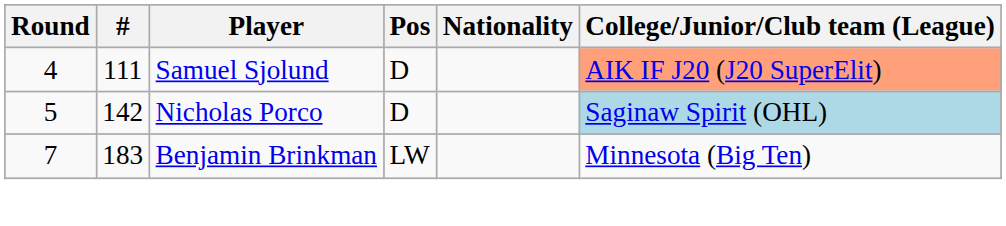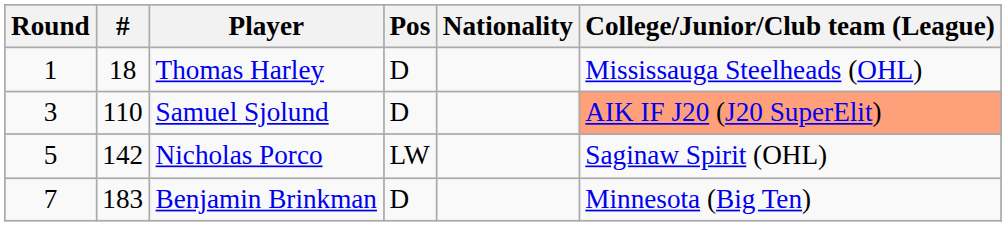+ row: (240, 69)
(50, 69) 4 -> (50, 112) 3
(123, 69) 111 -> (123, 112) 110
(399, 112) D -> (410, 155) LW
(706, 112) lightblue background -> (706, 155) no background
(410, 155) LW -> (399, 198) D
